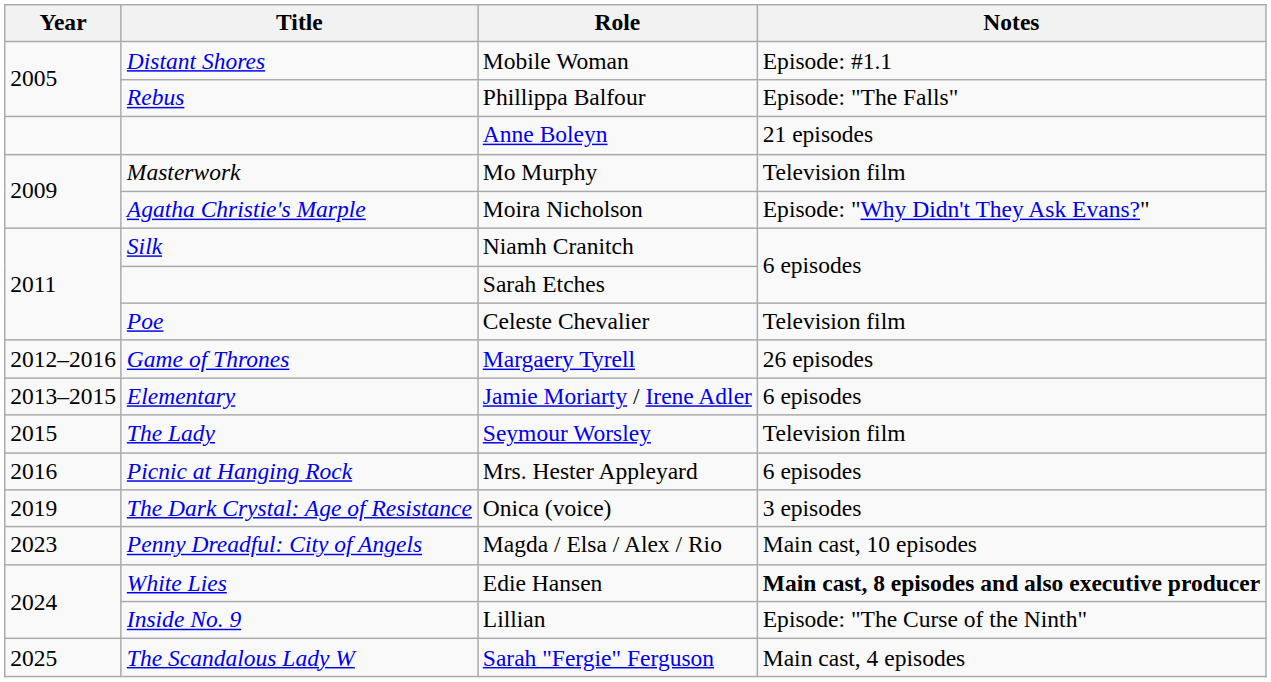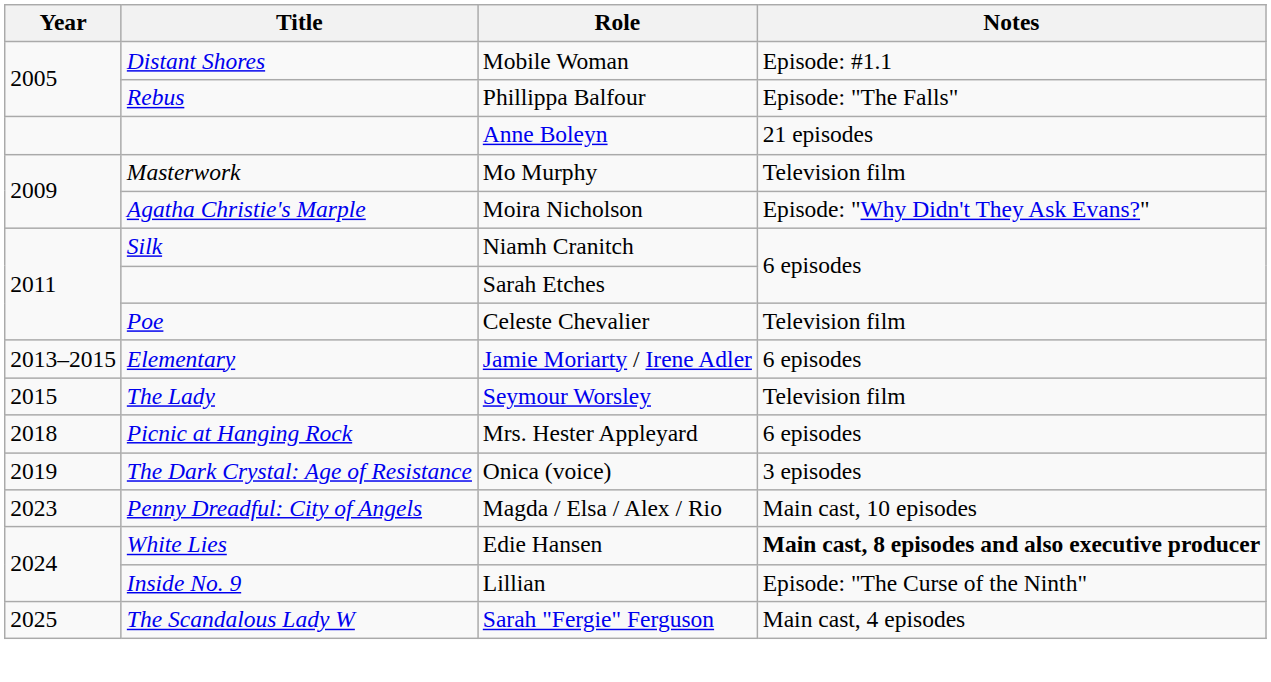- row: (559, 358)
(34, 470) 2016 -> (34, 433) 2018
